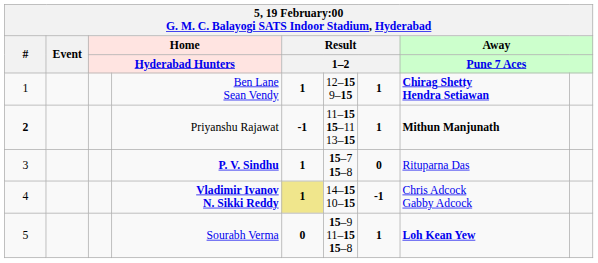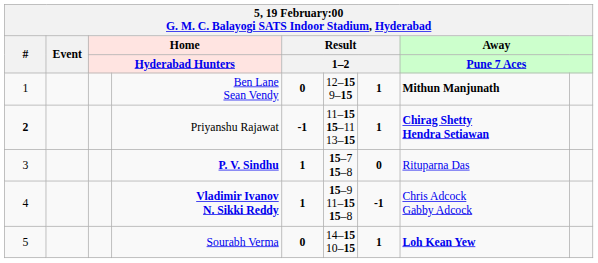(302, 89) 1 -> (302, 89) 0
(446, 89) Chirag Shetty Hendra Setiawan -> (451, 89) Mithun Manjunath
(451, 127) Mithun Manjunath -> (446, 127) Chirag Shetty Hendra Setiawan
(302, 197) khaki background -> (302, 203) no background
(341, 197) 14–15 10–15 -> (341, 203) 15–9 11–15 15–8
(341, 235) 15–9 11–15 15–8 -> (341, 241) 14–15 10–15
